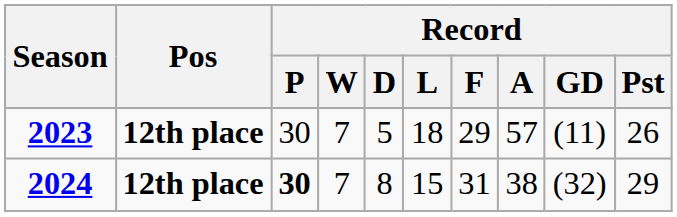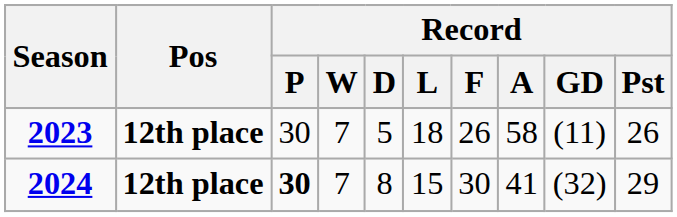(474, 132) 29 -> (474, 132) 26
(522, 132) 57 -> (522, 132) 58
(474, 183) 31 -> (474, 183) 30
(522, 183) 38 -> (522, 183) 41
